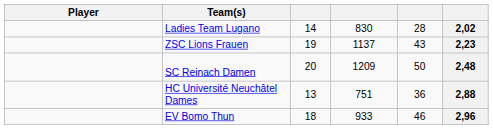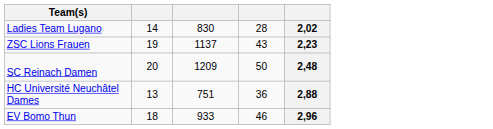- column: (83, 12)
